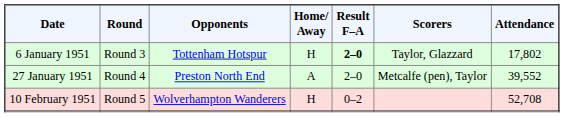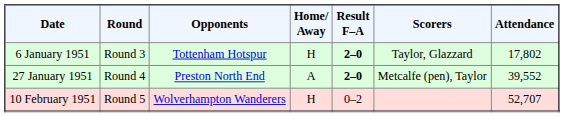(353, 76) normal -> (353, 76) bold
(525, 99) 52,708 -> (525, 99) 52,707
